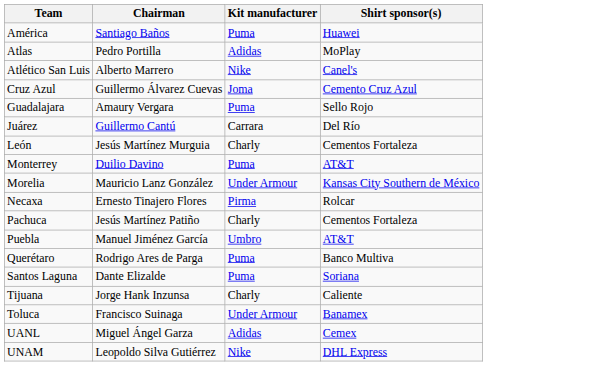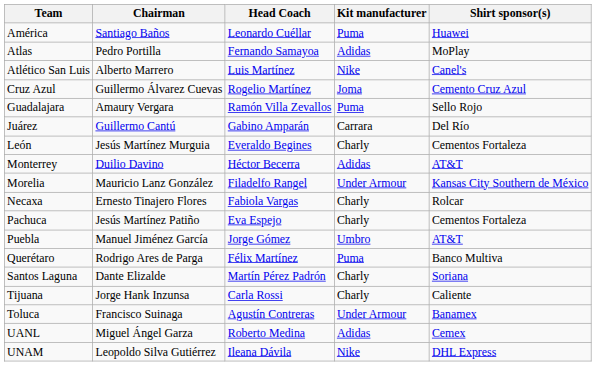+ column: (280, 13)
(241, 164) Puma -> (354, 164) Adidas
(242, 201) Pirma -> (353, 201) Charly
(241, 276) Puma -> (353, 276) Charly
